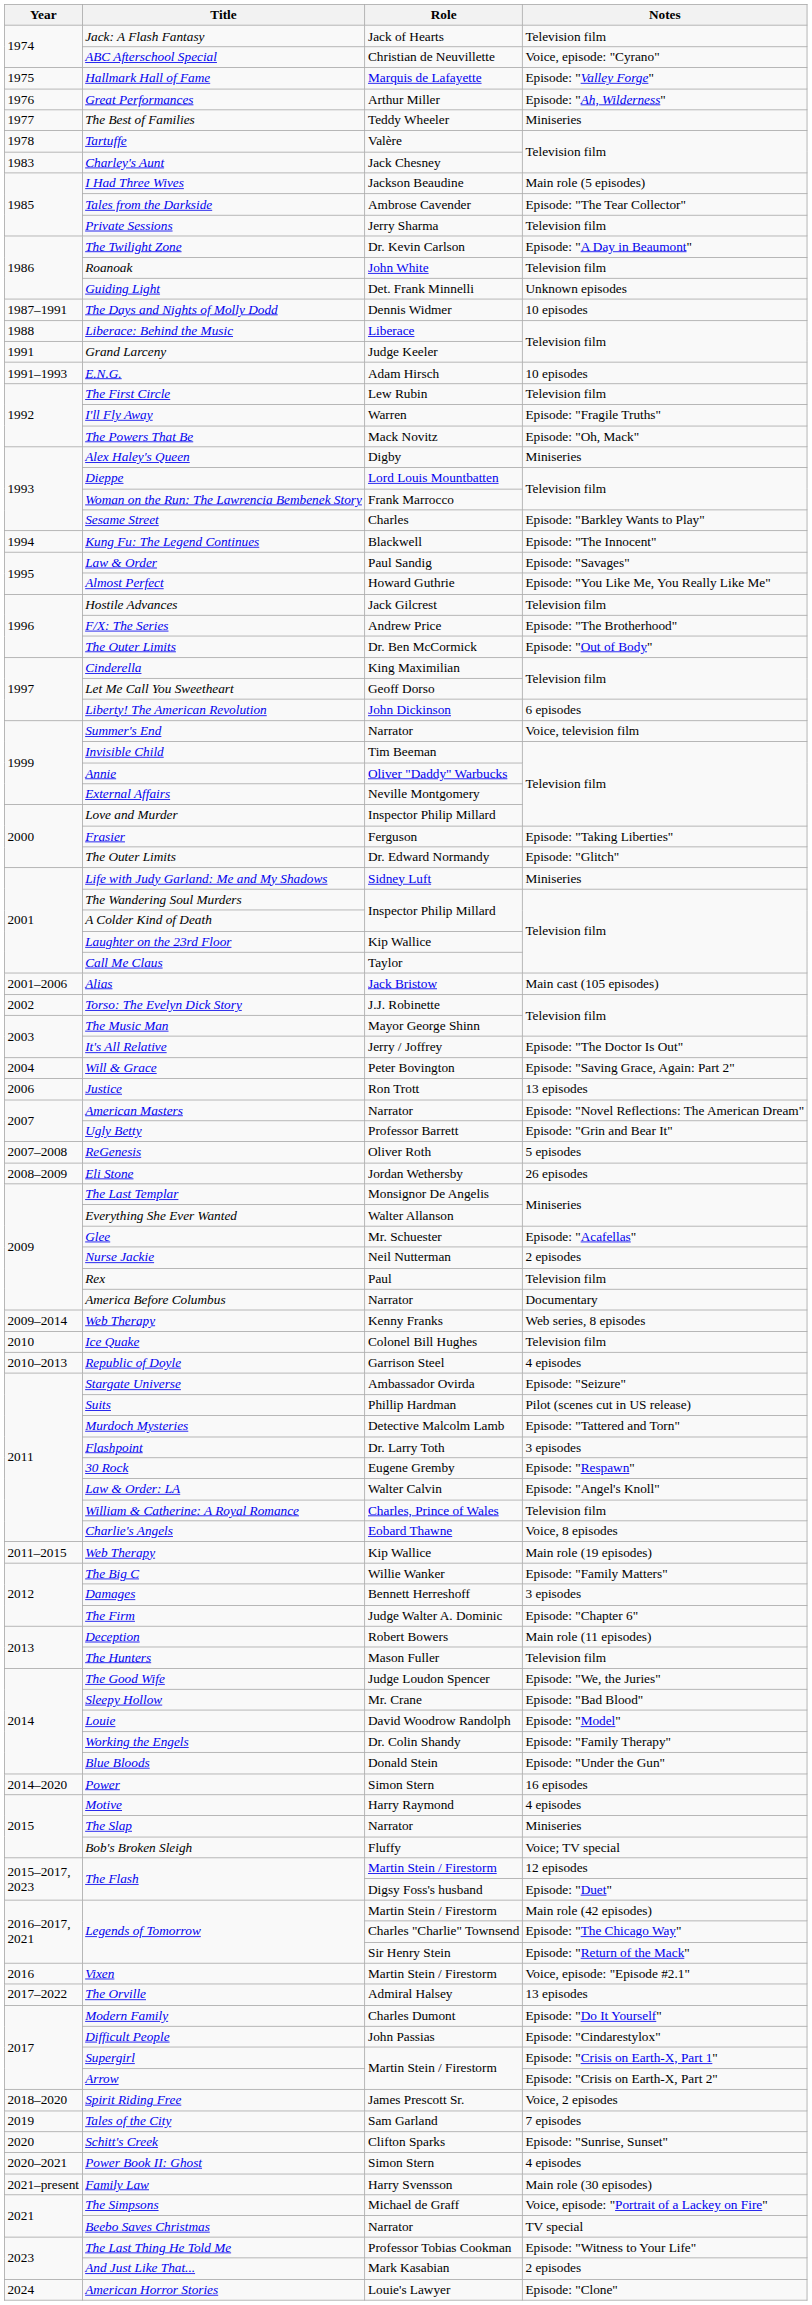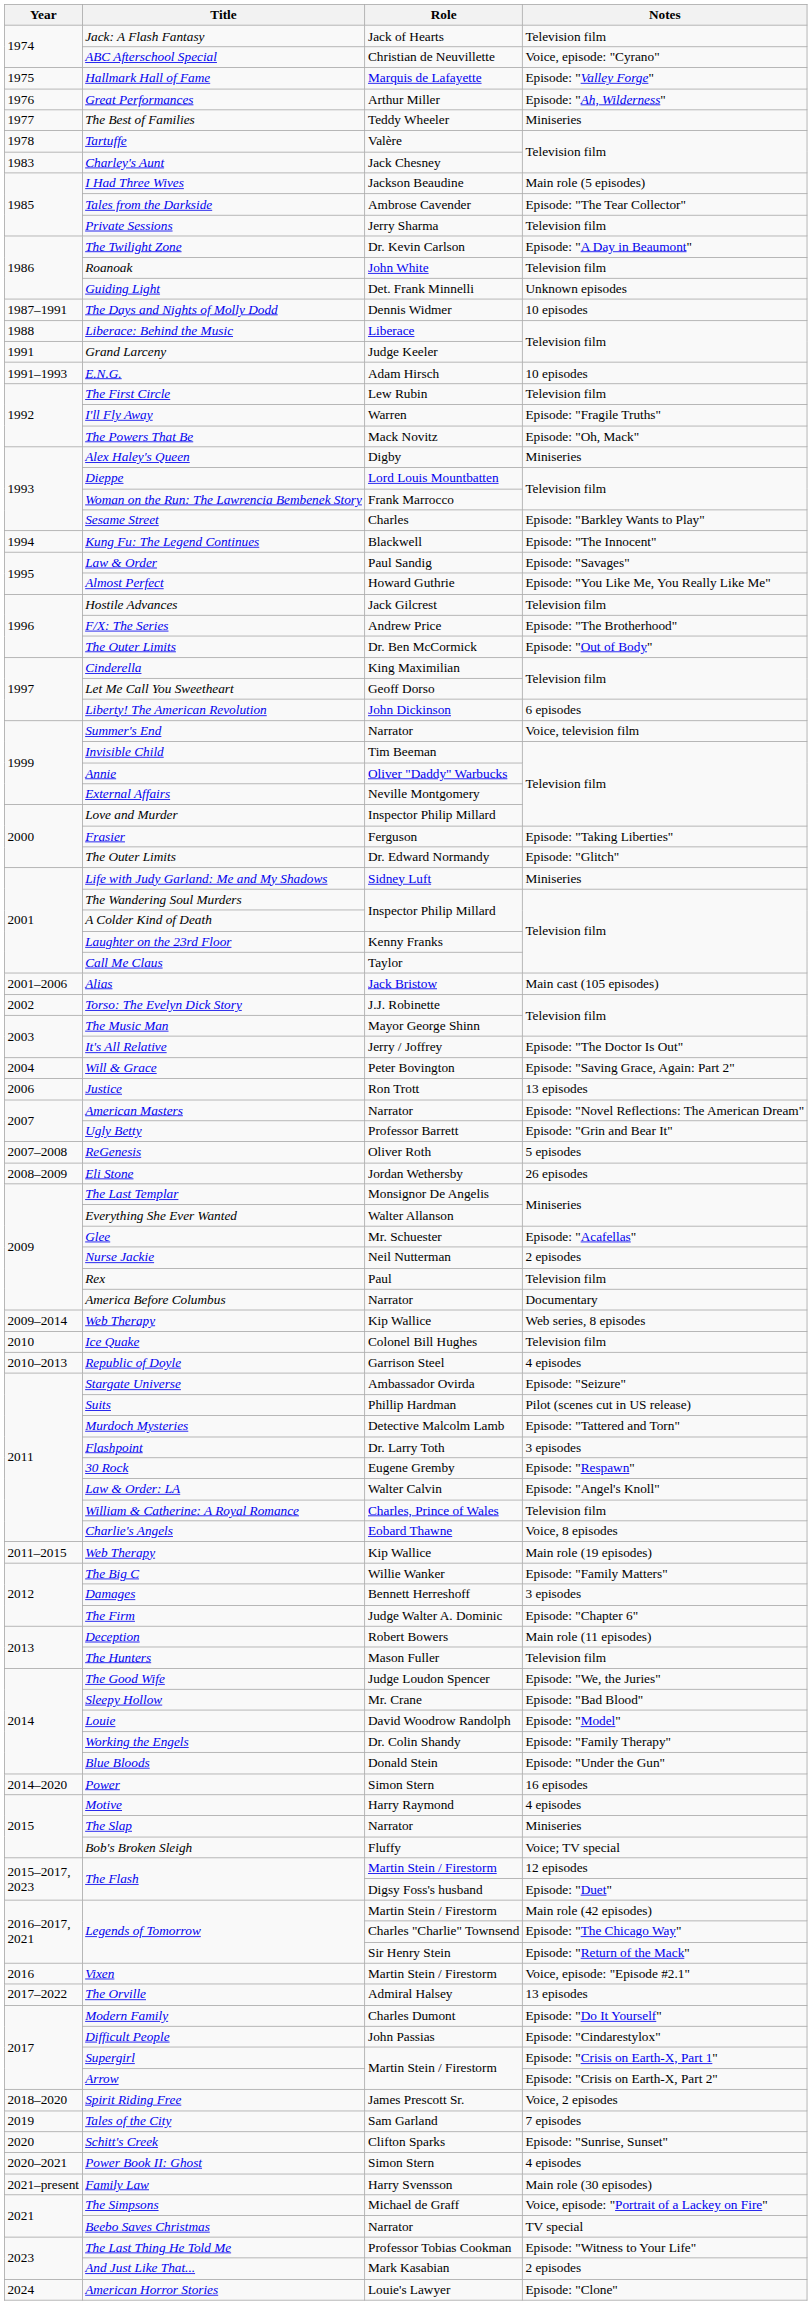(400, 941) Kip Wallice -> (405, 941) Kenny Franks
(405, 1320) Kenny Franks -> (400, 1320) Kip Wallice
